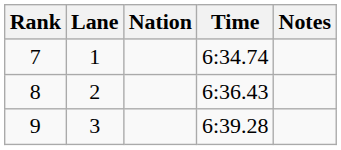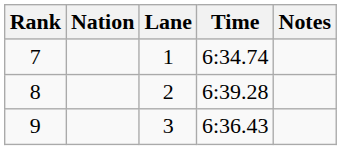columns swapped: (95, 21) <-> (160, 21)
(235, 91) 6:36.43 -> (235, 91) 6:39.28
(235, 126) 6:39.28 -> (235, 126) 6:36.43
